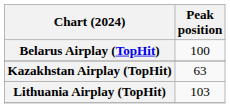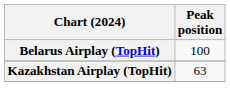- row: (90, 92)
